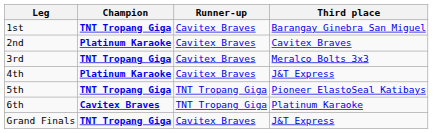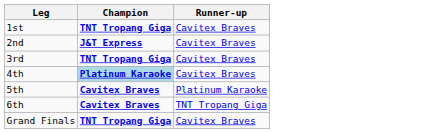- column: (349, 12)
(125, 43) Platinum Karaoke -> (111, 43) J&T Express
(125, 74) no background -> (125, 74) lightblue background
(125, 89) TNT Tropang Giga -> (120, 89) Cavitex Braves
(221, 89) TNT Tropang Giga -> (221, 89) Platinum Karaoke
